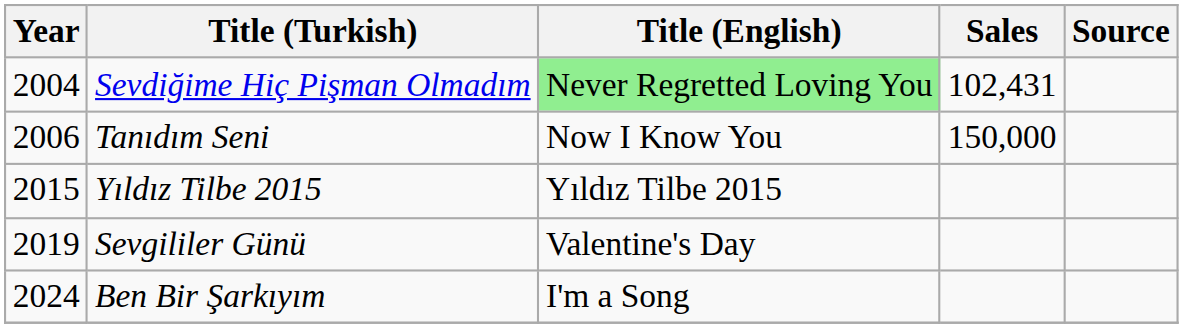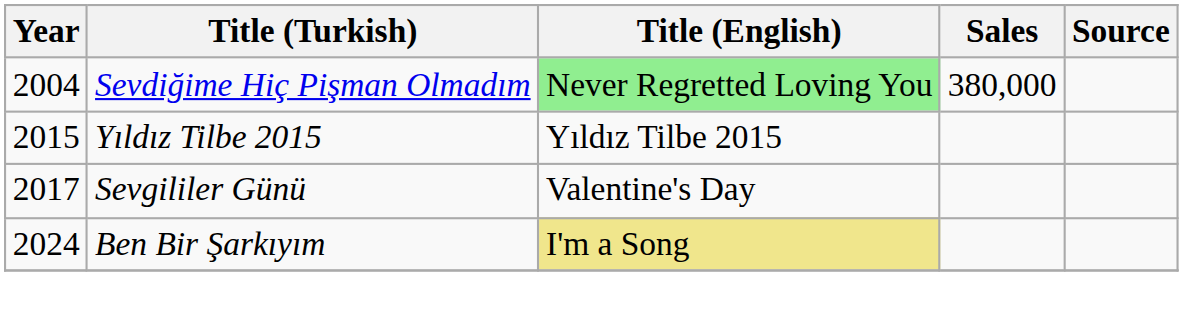(1002, 84) 102,431 -> (1002, 84) 380,000
- row: (182, 137)
(46, 243) 2019 -> (46, 190) 2017
(618, 296) no background -> (618, 243) khaki background
